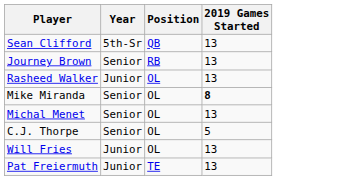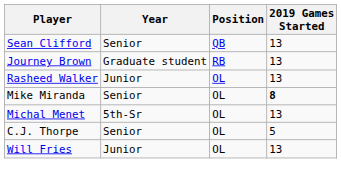(123, 43) 5th-Sr -> (123, 43) Senior
(123, 61) Senior -> (155, 61) Graduate student
(123, 114) Senior -> (123, 114) 5th-Sr
- row: (52, 166)
